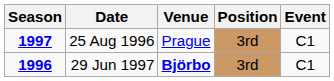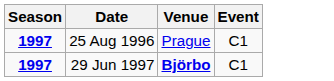- column: (248, 17)
(35, 65) 1996 -> (35, 65) 1997
